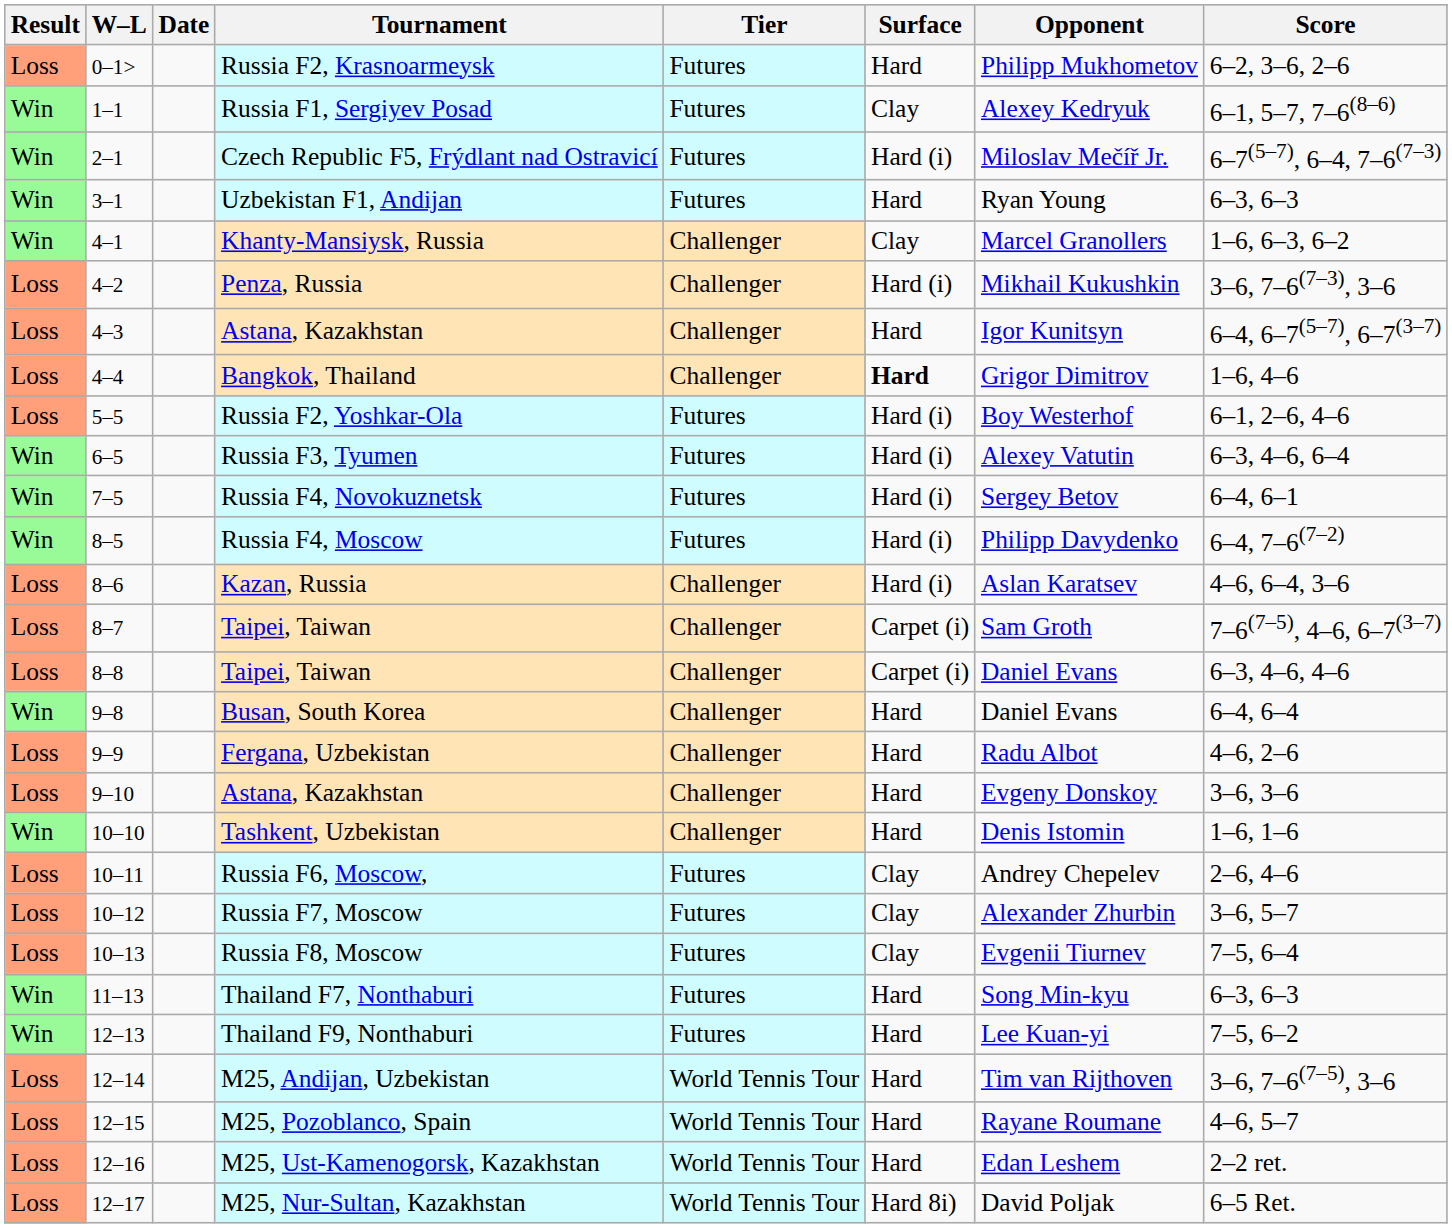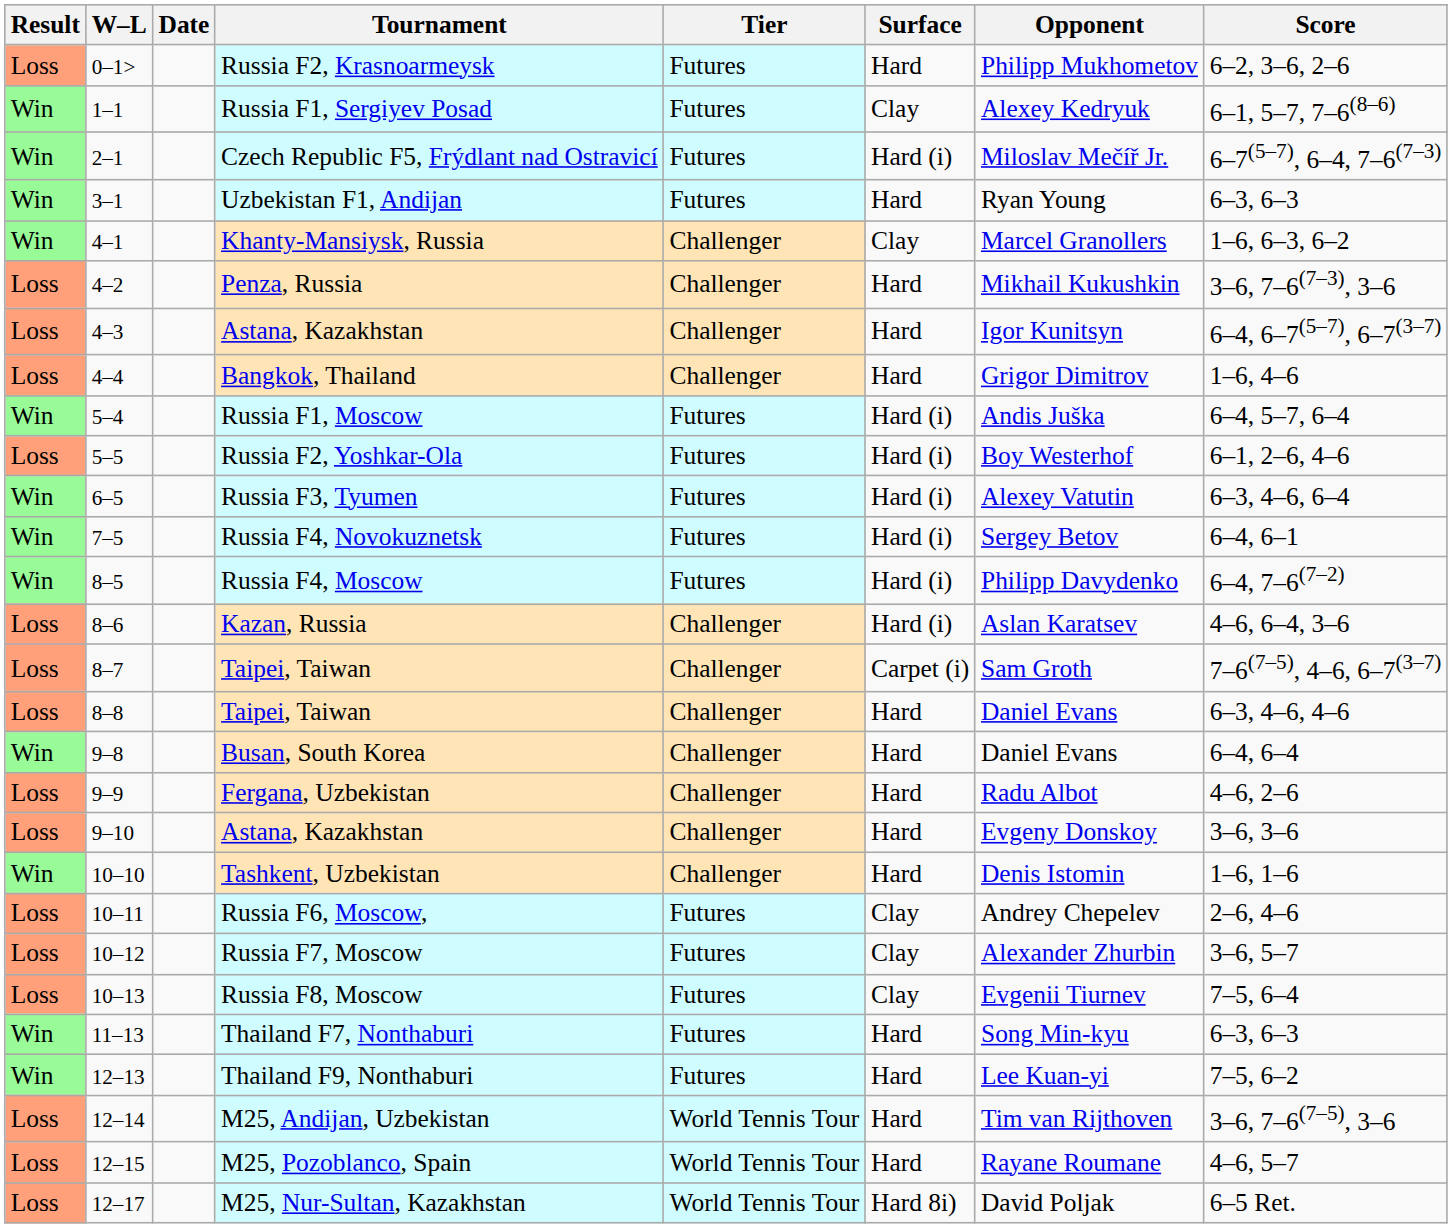(912, 283) Hard (i) -> (896, 283) Hard
(900, 374) bold -> (896, 374) normal
+ row: (108, 416)
(920, 671) Carpet (i) -> (896, 711) Hard
- row: (118, 1163)
